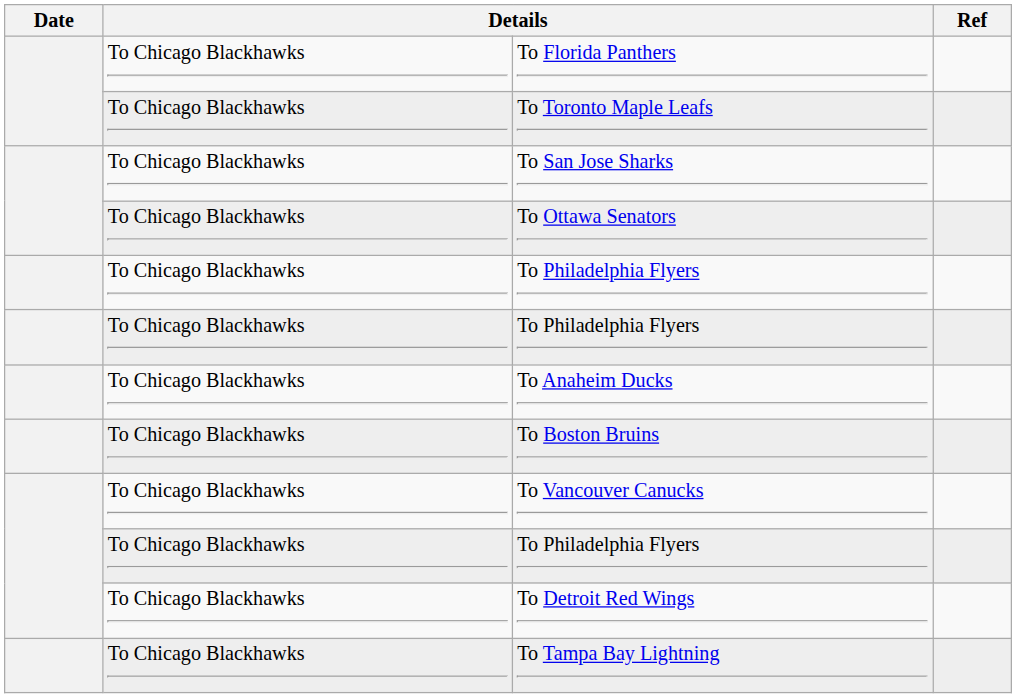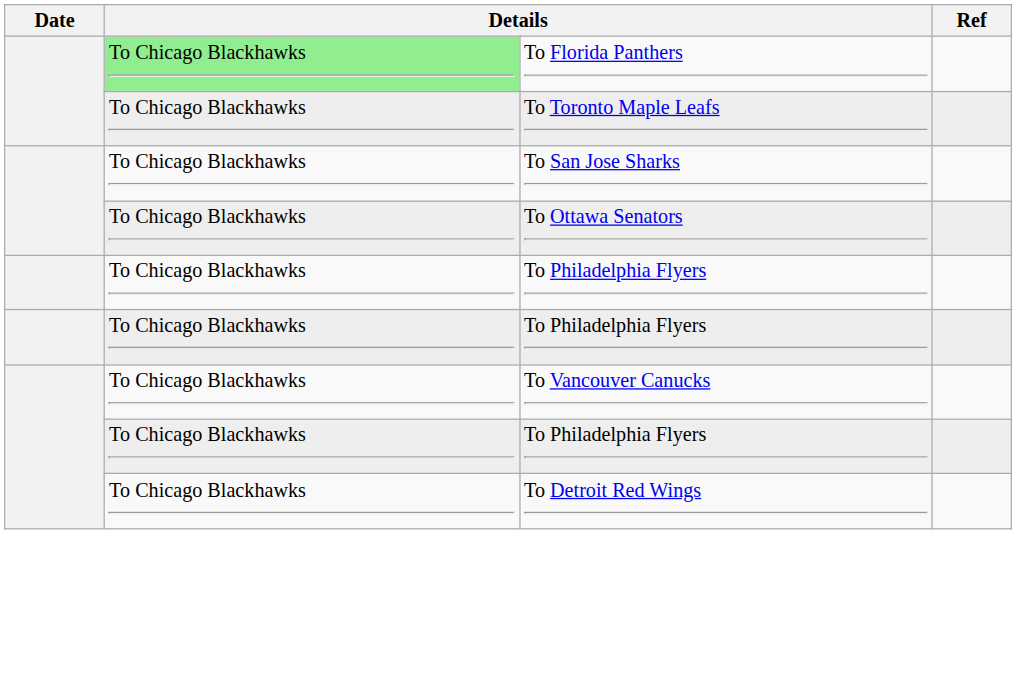(308, 59) no background -> (312, 59) lightgreen background
- row: (54, 392)
- row: (54, 446)
- row: (54, 665)
